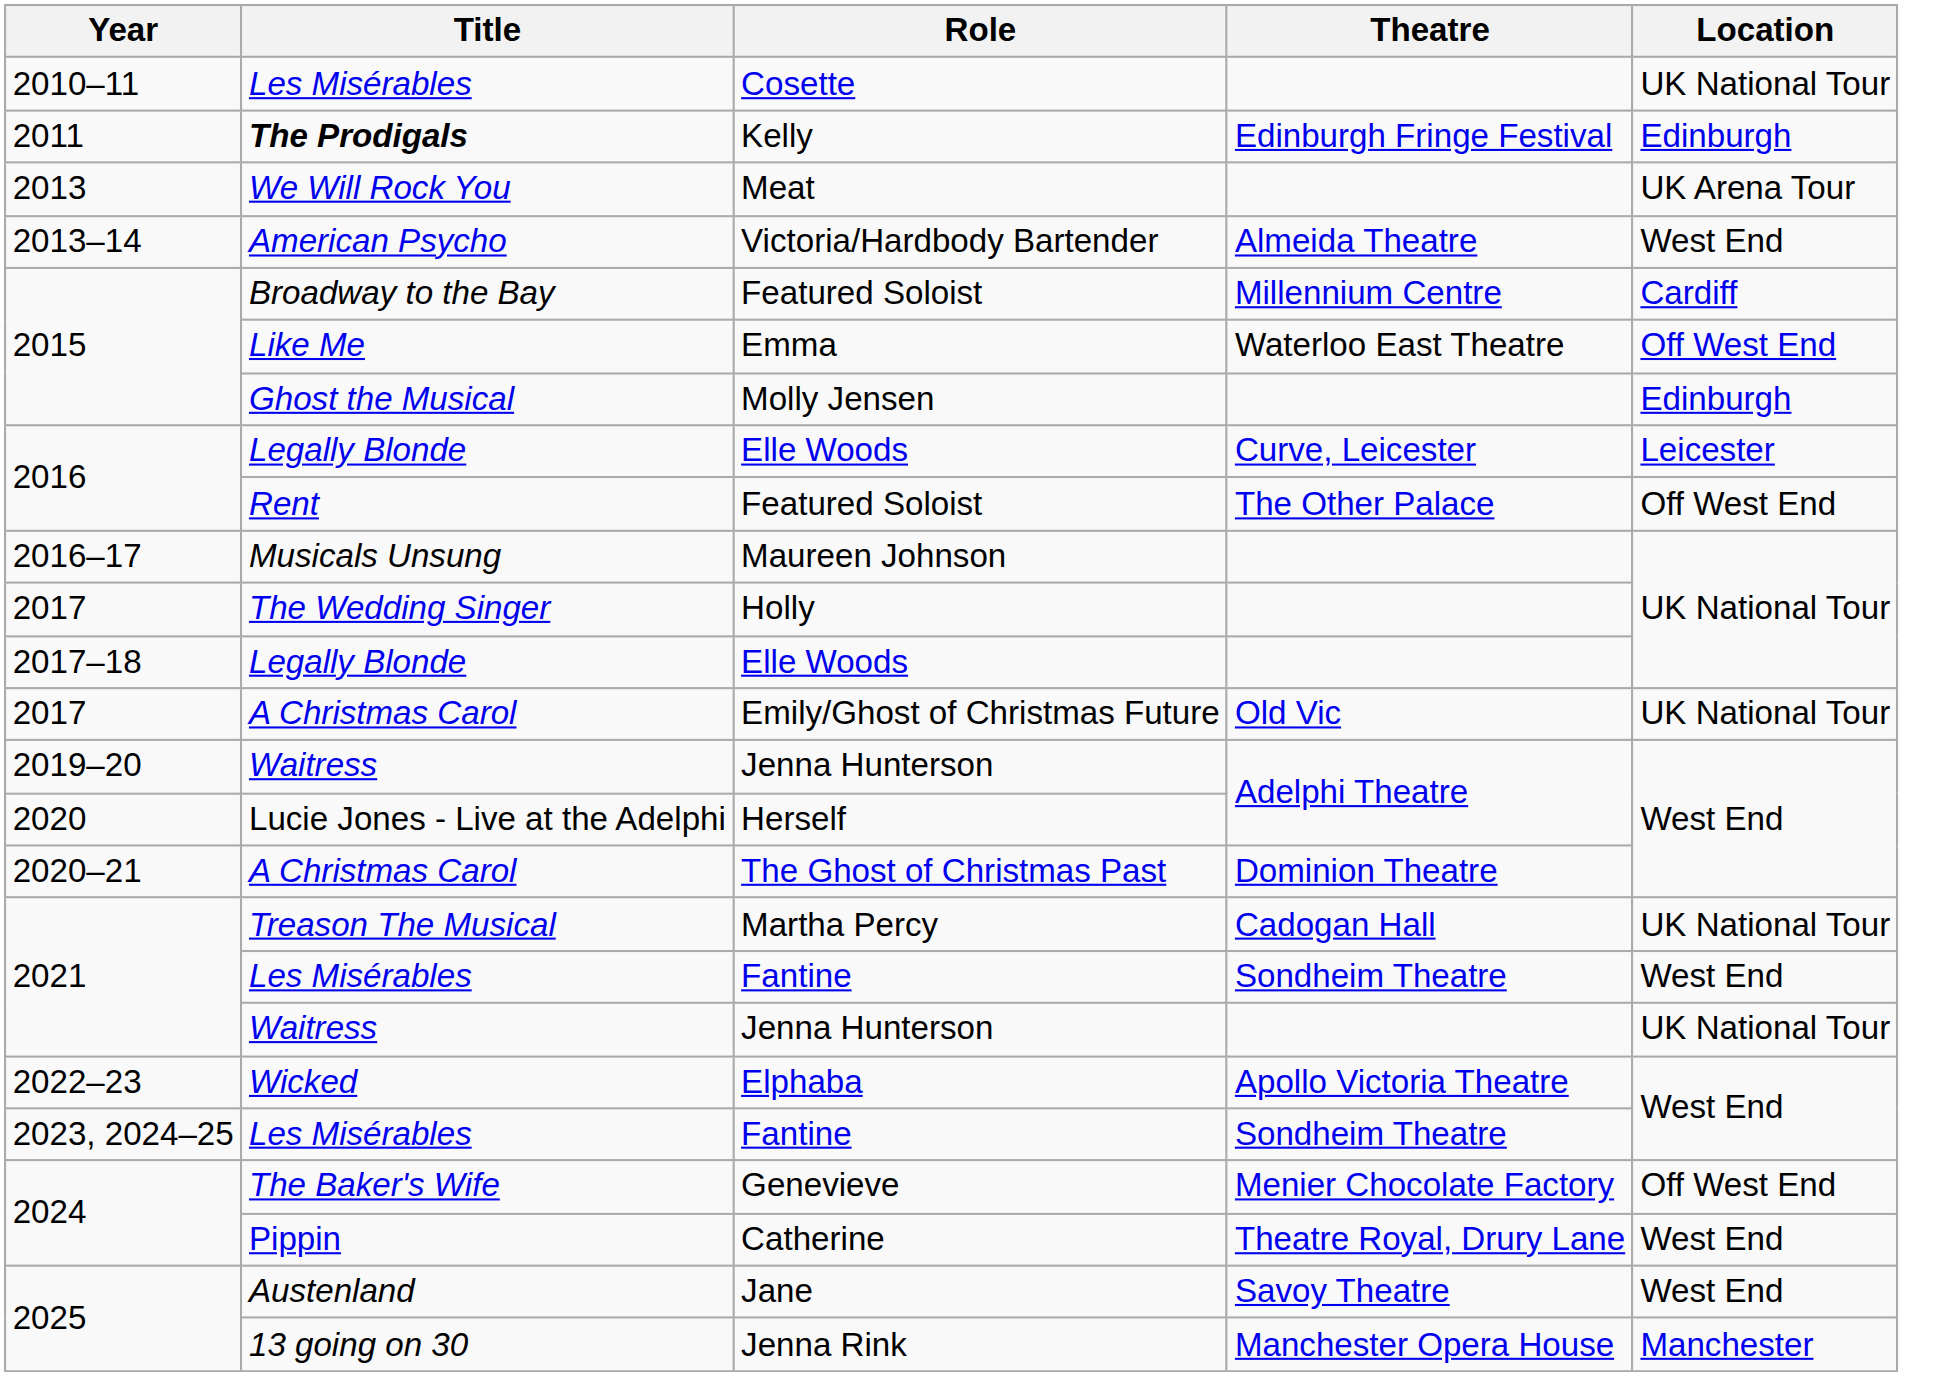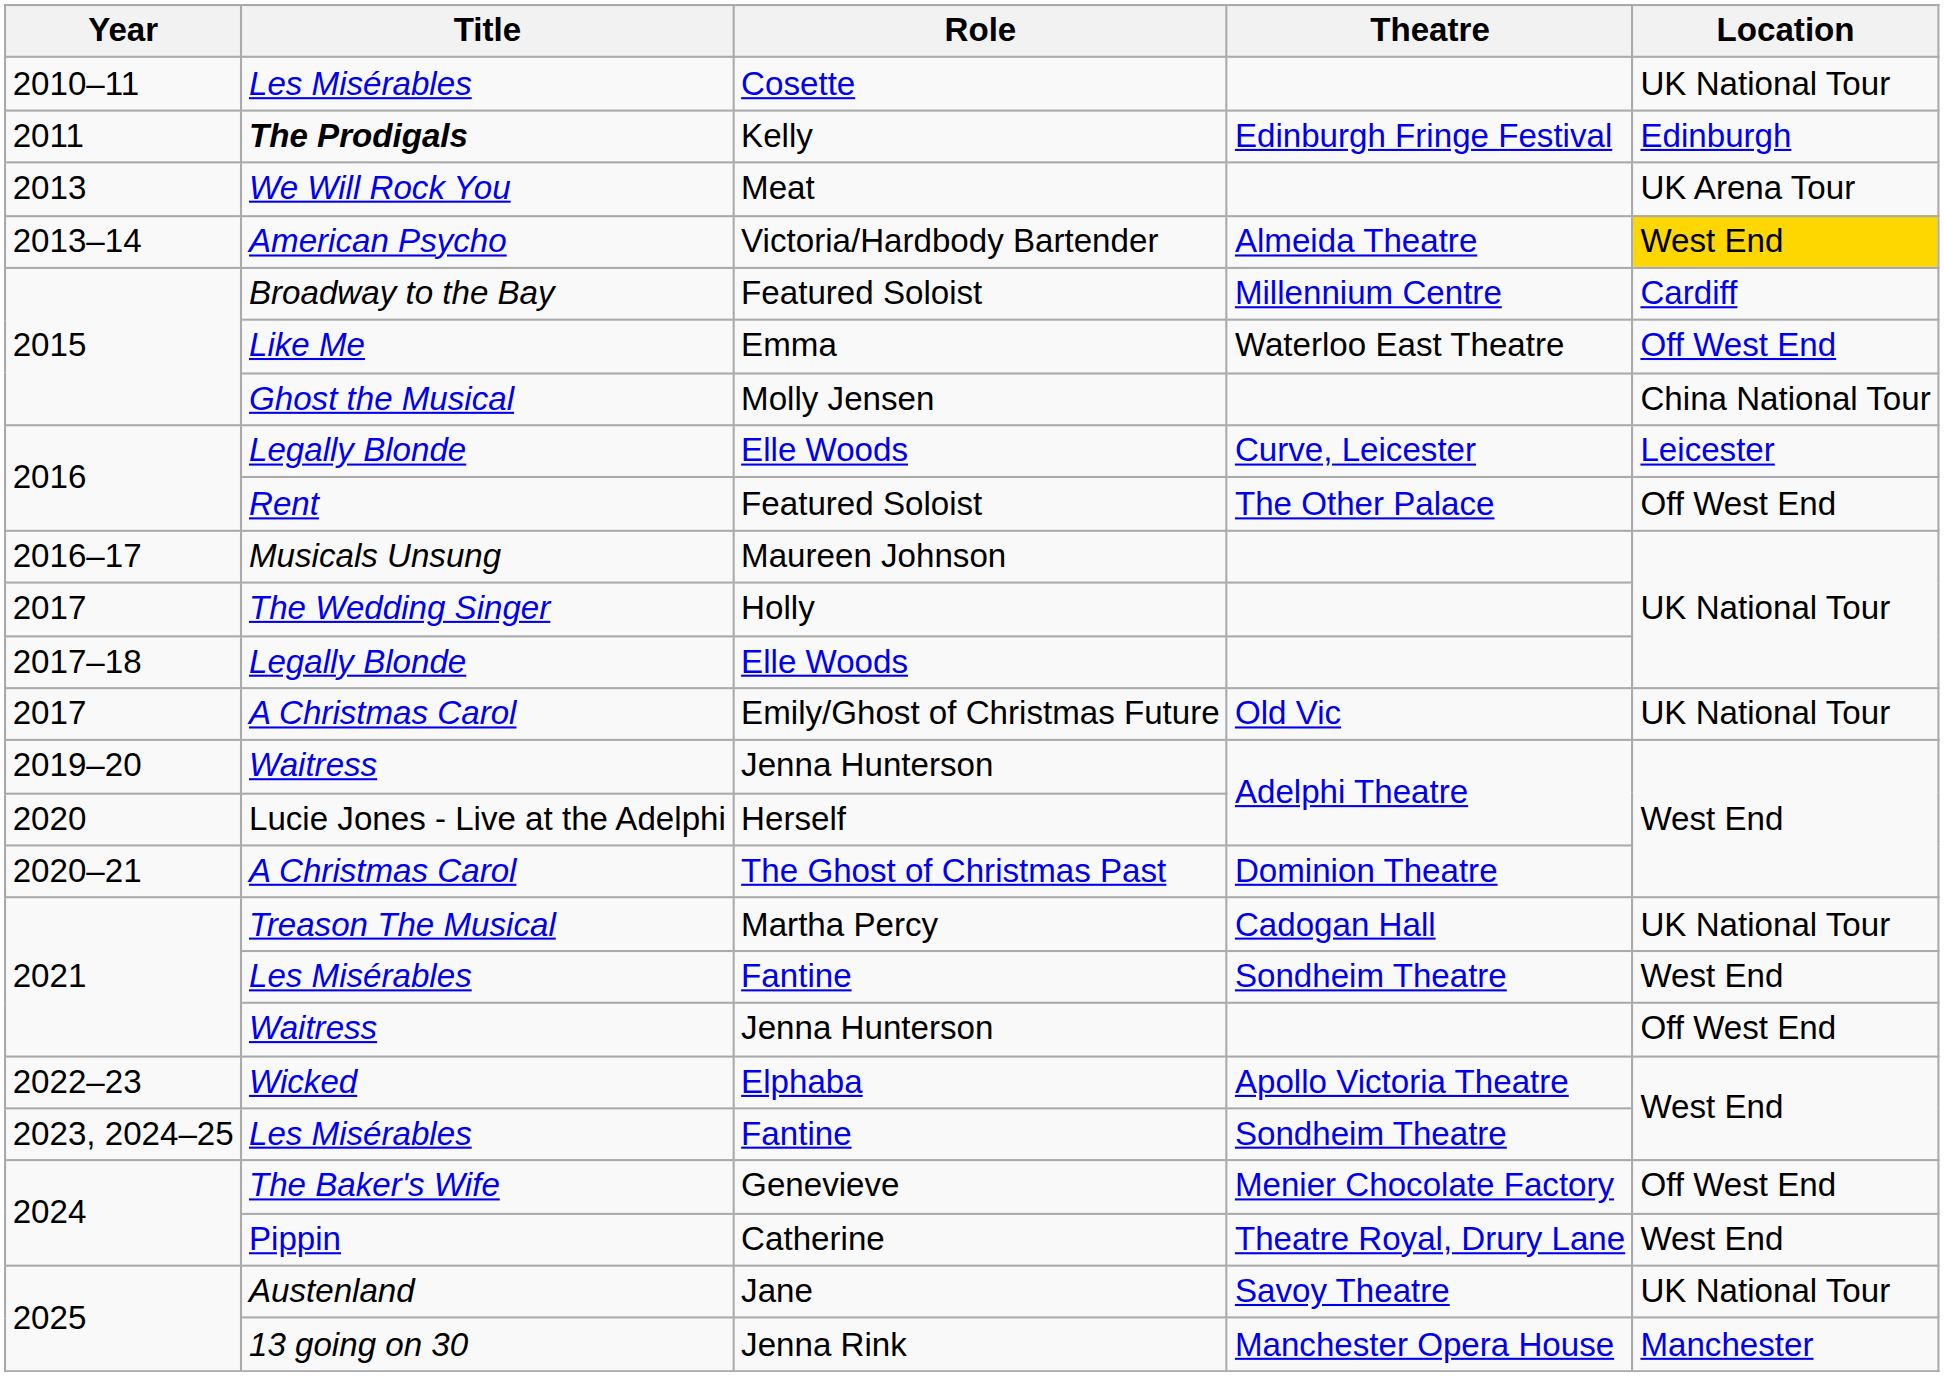(1712, 240) no background -> (1712, 240) gold background
(1716, 398) Edinburgh -> (1786, 398) China National Tour
(1765, 1028) UK National Tour -> (1738, 1028) Off West End
(1712, 1291) West End -> (1765, 1291) UK National Tour
